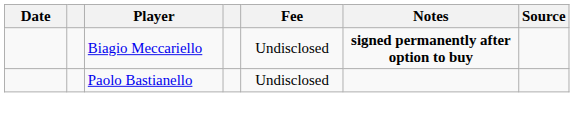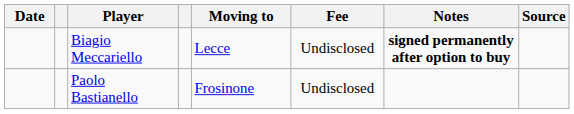+ column: (241, 16)
